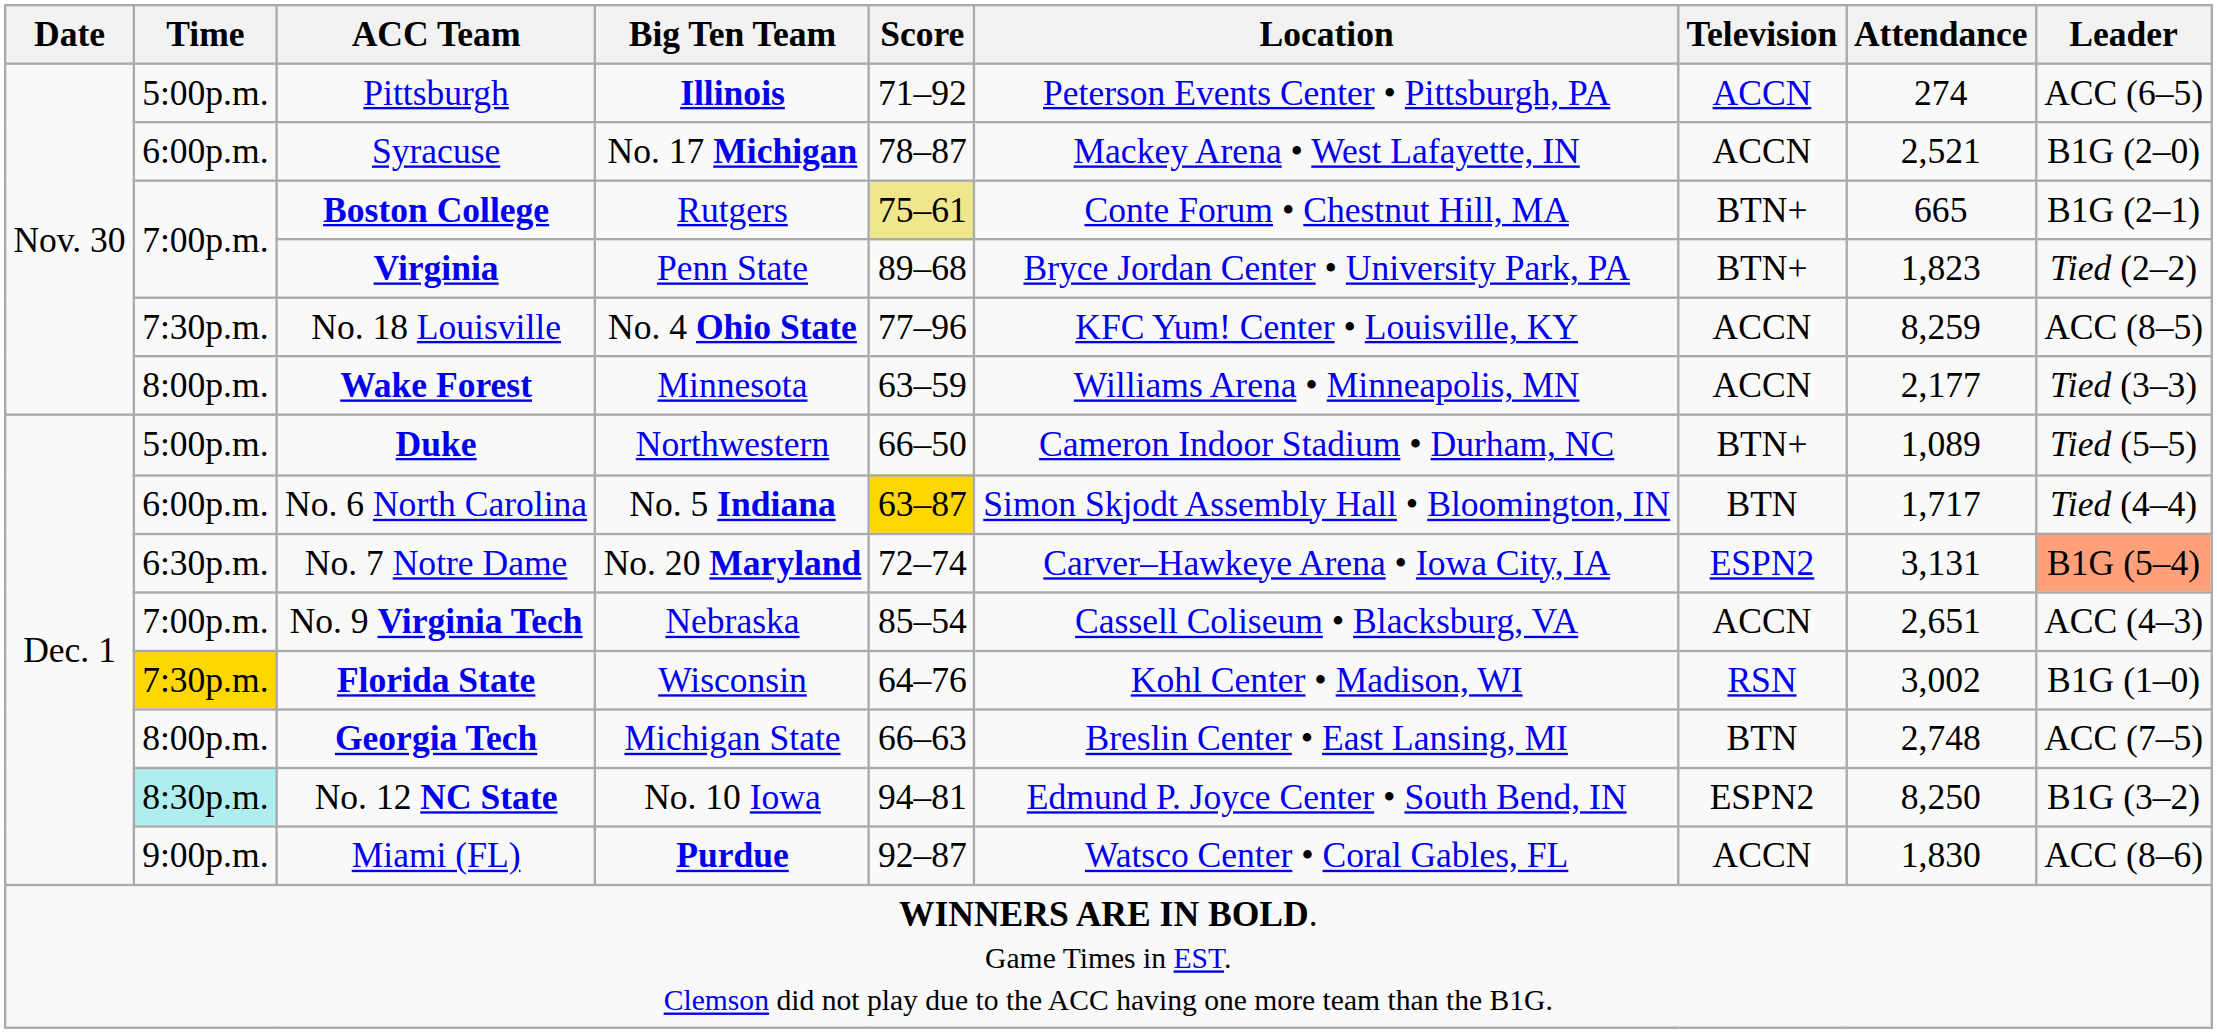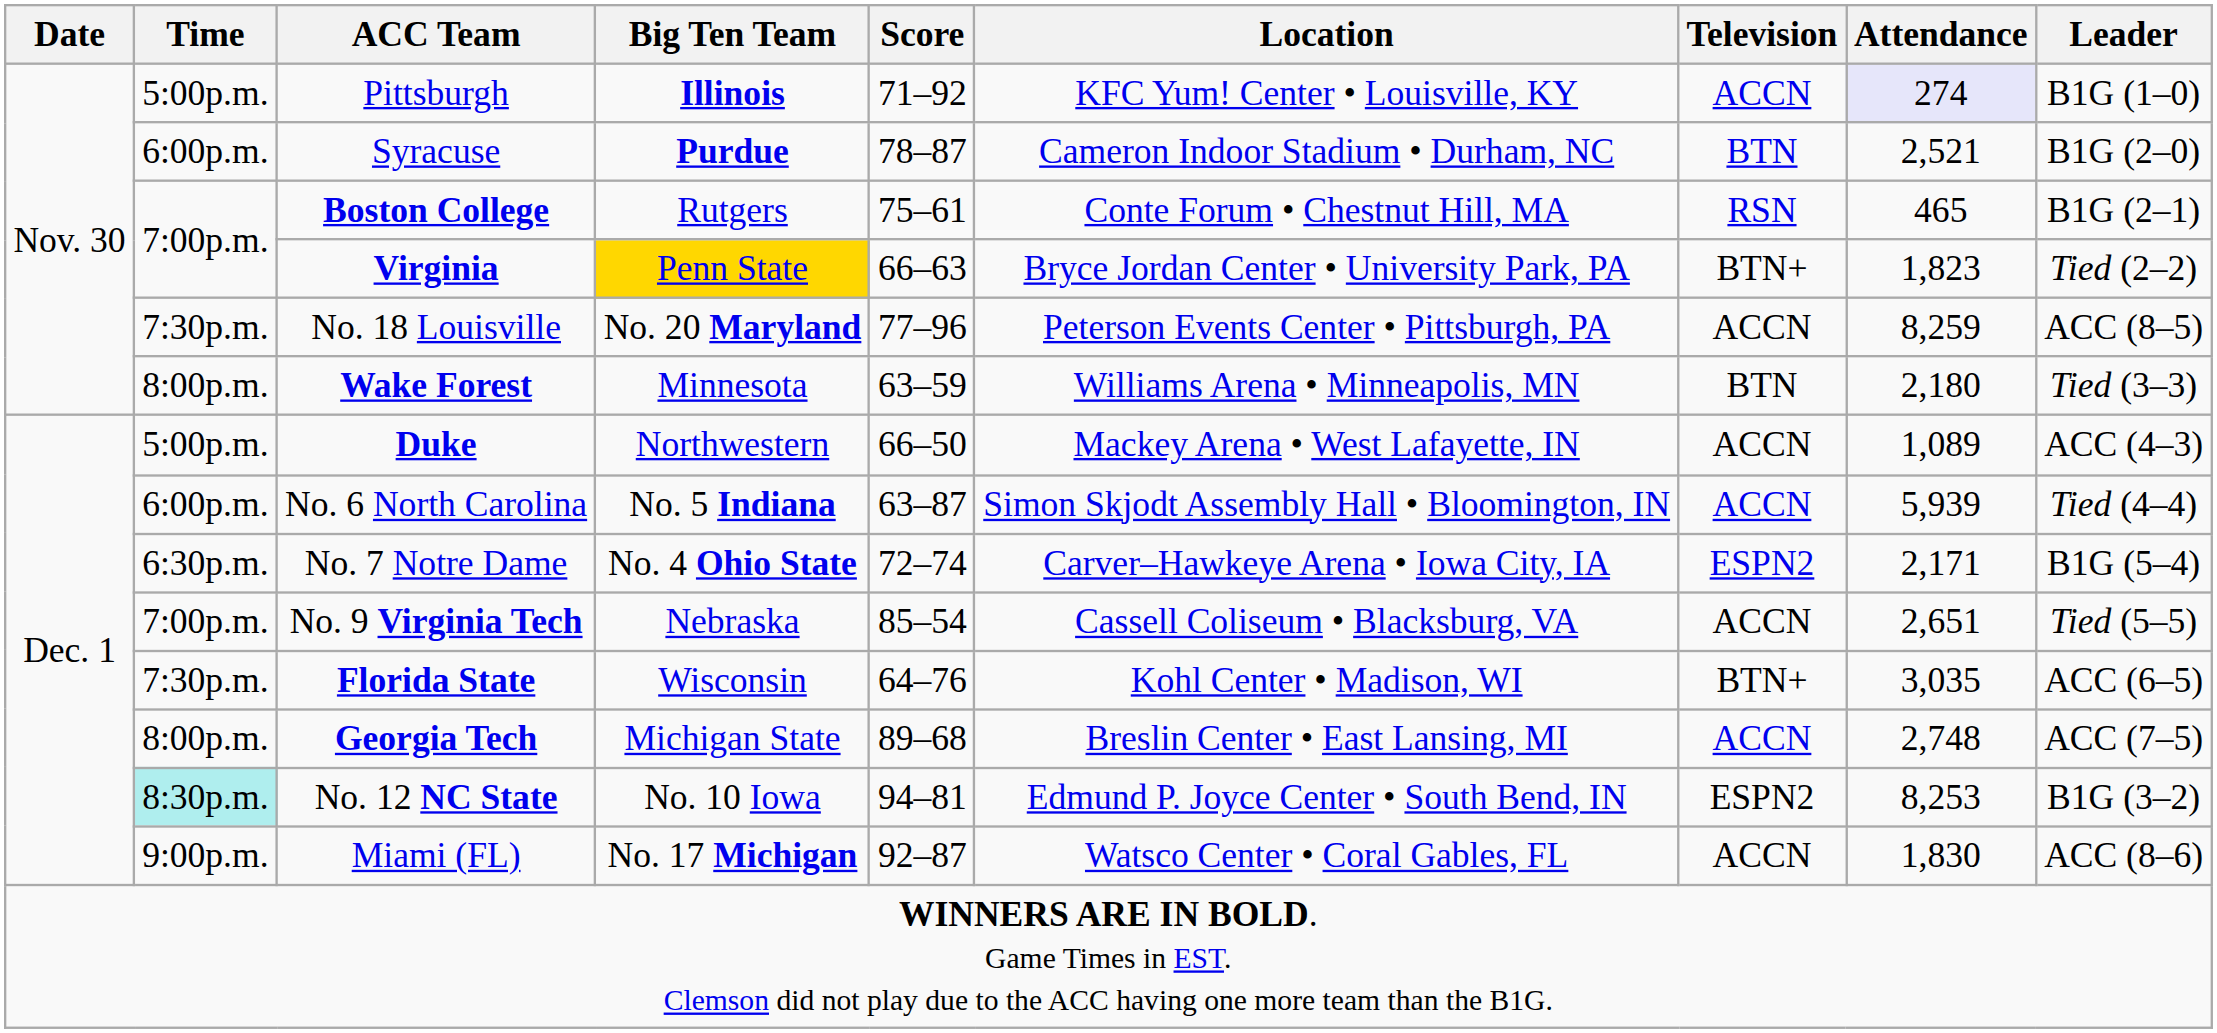(1327, 92) Peterson Events Center • Pittsburgh, PA -> (1327, 92) KFC Yum! Center • Louisville, KY
(1941, 92) no background -> (1941, 92) lavender background
(2124, 92) ACC (6–5) -> (2124, 92) B1G (1–0)
(733, 151) No. 17 Michigan -> (732, 151) Purdue
(1327, 151) Mackey Arena • West Lafayette, IN -> (1327, 151) Cameron Indoor Stadium • Durham, NC
(1762, 151) ACCN -> (1762, 151) BTN
(922, 209) khaki background -> (922, 209) no background
(1762, 209) BTN+ -> (1762, 209) RSN
(1941, 209) 665 -> (1941, 209) 465
(732, 268) no background -> (732, 268) gold background
(922, 268) 89–68 -> (922, 268) 66–63
(732, 327) No. 4 Ohio State -> (733, 327) No. 20 Maryland
(1327, 327) KFC Yum! Center • Louisville, KY -> (1327, 327) Peterson Events Center • Pittsburgh, PA
(1762, 385) ACCN -> (1762, 385) BTN
(1941, 385) 2,177 -> (1941, 385) 2,180
(1327, 444) Cameron Indoor Stadium • Durham, NC -> (1327, 444) Mackey Arena • West Lafayette, IN
(1762, 444) BTN+ -> (1762, 444) ACCN
(2124, 444) Tied (5–5) -> (2124, 444) ACC (4–3)
(922, 503) gold background -> (922, 503) no background
(1762, 503) BTN -> (1762, 503) ACCN
(1941, 503) 1,717 -> (1941, 503) 5,939
(733, 561) No. 20 Maryland -> (732, 561) No. 4 Ohio State
(1941, 561) 3,131 -> (1941, 561) 2,171
(2124, 561) lightsalmon background -> (2124, 561) no background
(2124, 620) ACC (4–3) -> (2124, 620) Tied (5–5)
(205, 679) gold background -> (205, 679) no background
(1762, 679) RSN -> (1762, 679) BTN+
(1941, 679) 3,002 -> (1941, 679) 3,035
(2124, 679) B1G (1–0) -> (2124, 679) ACC (6–5)
(922, 737) 66–63 -> (922, 737) 89–68
(1762, 737) BTN -> (1762, 737) ACCN
(1941, 796) 8,250 -> (1941, 796) 8,253
(732, 855) Purdue -> (733, 855) No. 17 Michigan
